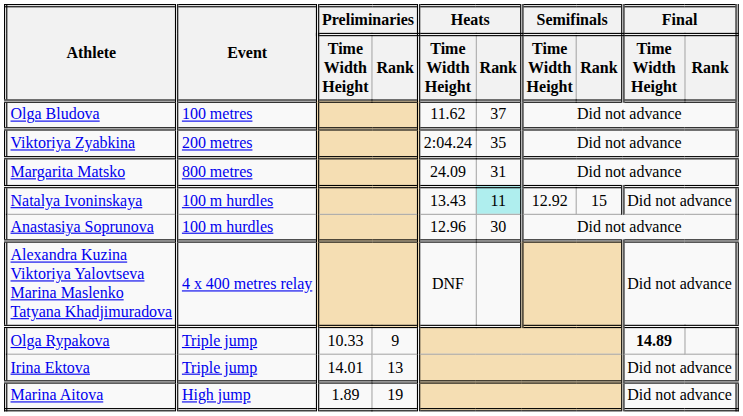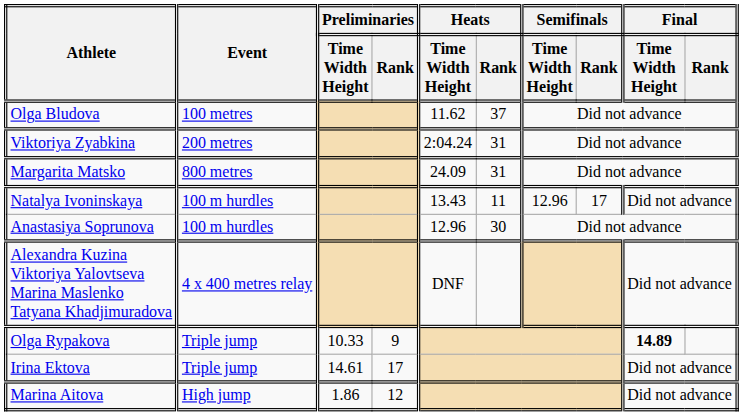(498, 143) 35 -> (498, 143) 31
(498, 200) paleturquoise background -> (498, 200) no background
(550, 200) 12.92 -> (550, 200) 12.96
(599, 200) 15 -> (599, 200) 17
(345, 367) 14.01 -> (345, 367) 14.61
(395, 367) 13 -> (395, 367) 17
(345, 396) 1.89 -> (345, 396) 1.86
(395, 396) 19 -> (395, 396) 12
